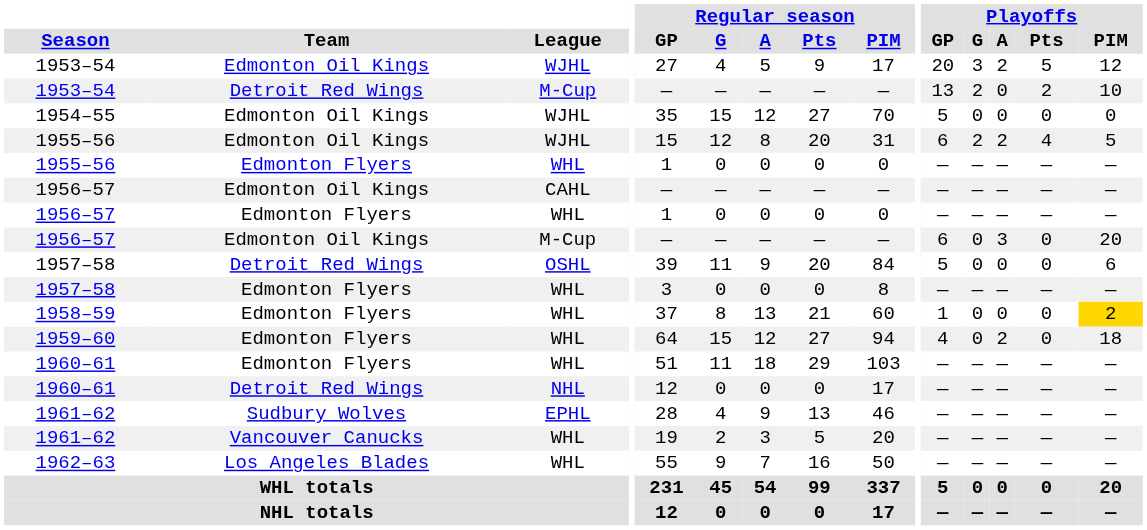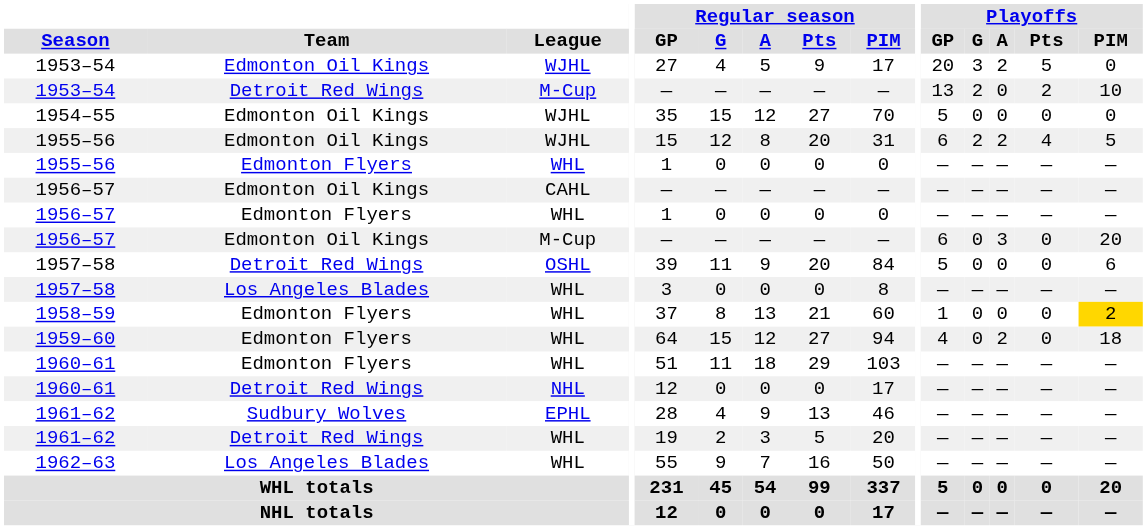(1111, 66) 12 -> (1111, 66) 0
(327, 289) Edmonton Flyers -> (327, 289) Los Angeles Blades
(327, 438) Vancouver Canucks -> (327, 438) Detroit Red Wings
